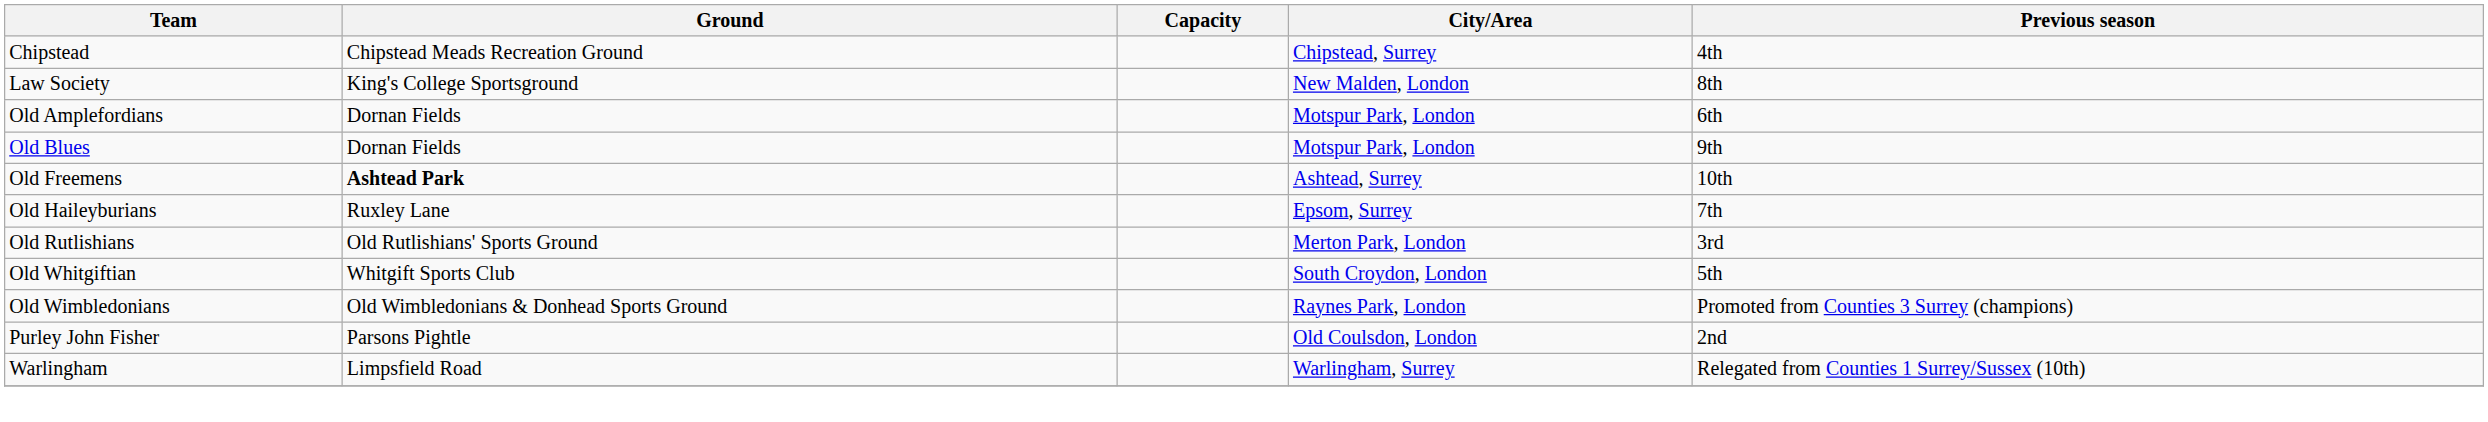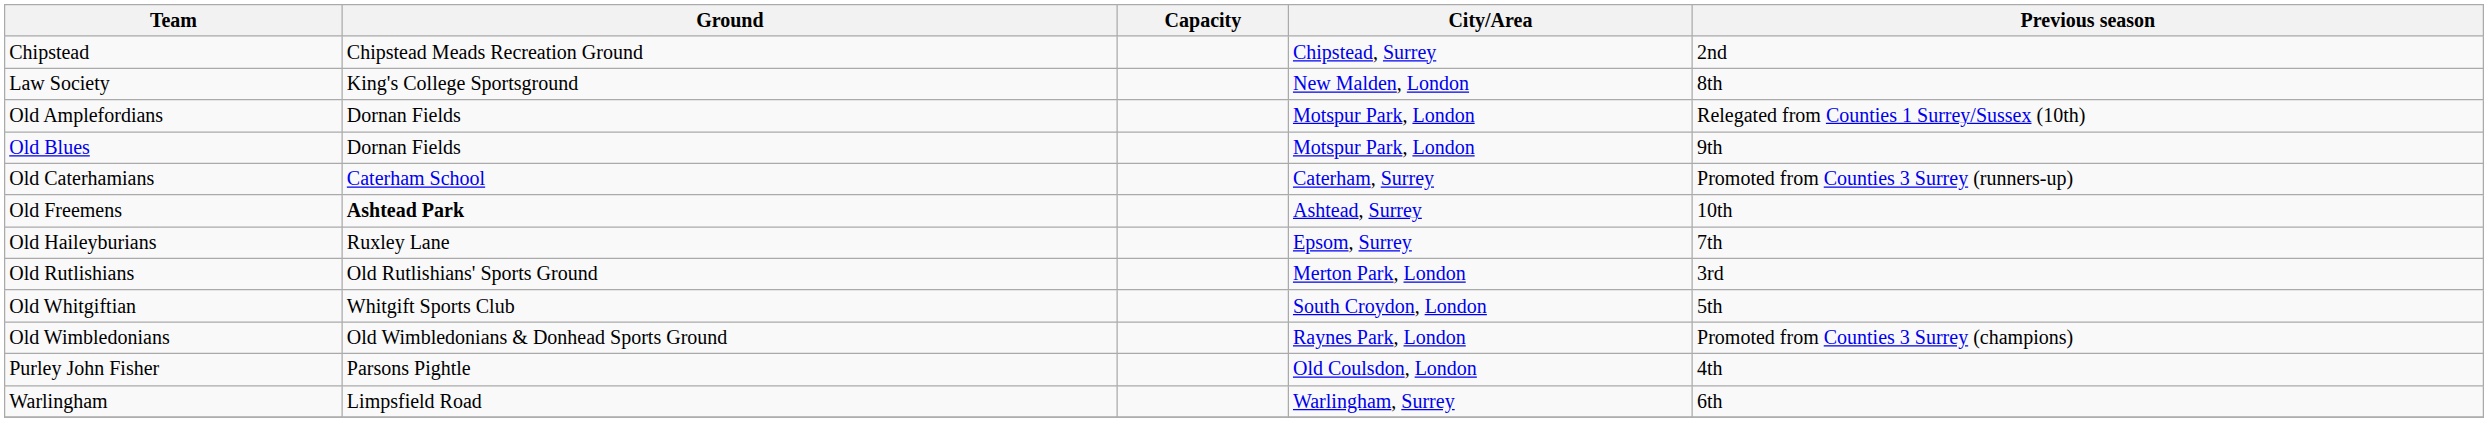(1710, 52) 4th -> (1712, 52) 2nd
(1710, 115) 6th -> (1891, 115) Relegated from Counties 1 Surrey/Sussex (10th)
+ row: (82, 178)
(1712, 337) 2nd -> (1710, 369) 4th
(1891, 369) Relegated from Counties 1 Surrey/Sussex (10th) -> (1710, 400) 6th
